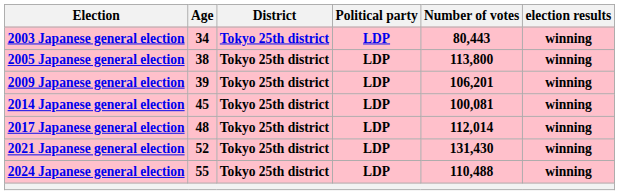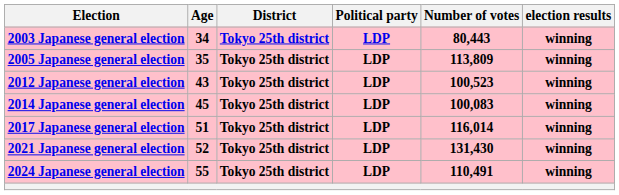(202, 60) 38 -> (202, 60) 35
(472, 60) 113,800 -> (472, 60) 113,809
- row: (96, 83)
+ row: (96, 83)
(472, 105) 100,081 -> (472, 105) 100,083
(202, 127) 48 -> (202, 127) 51
(472, 127) 112,014 -> (472, 127) 116,014
(472, 172) 110,488 -> (472, 172) 110,491
